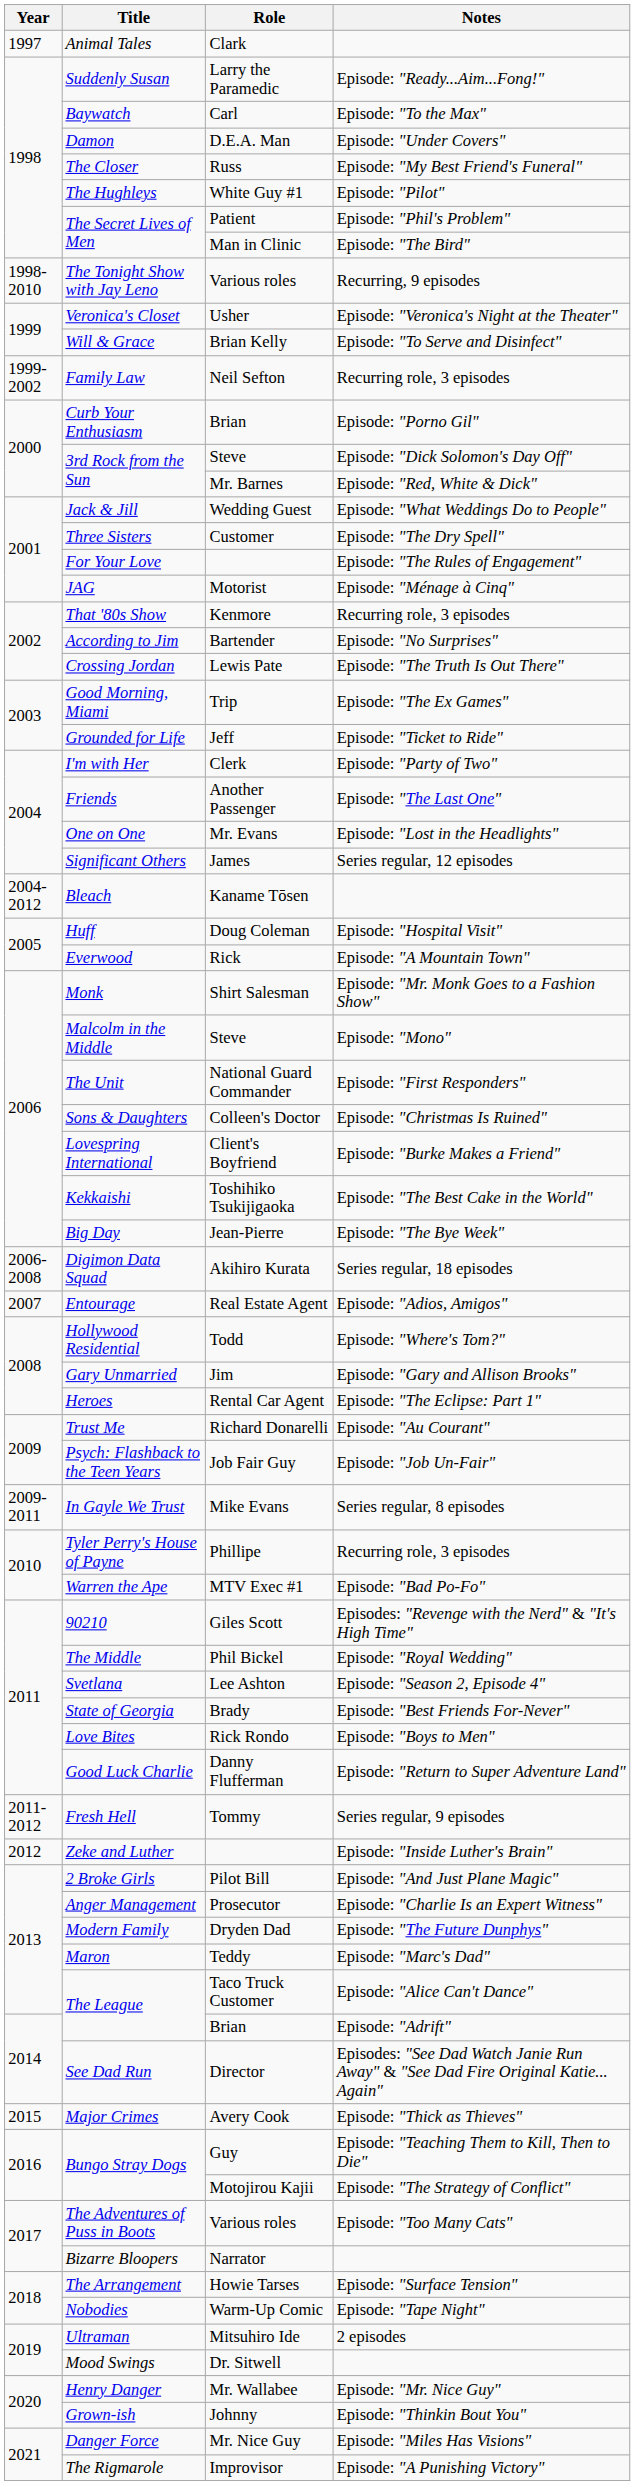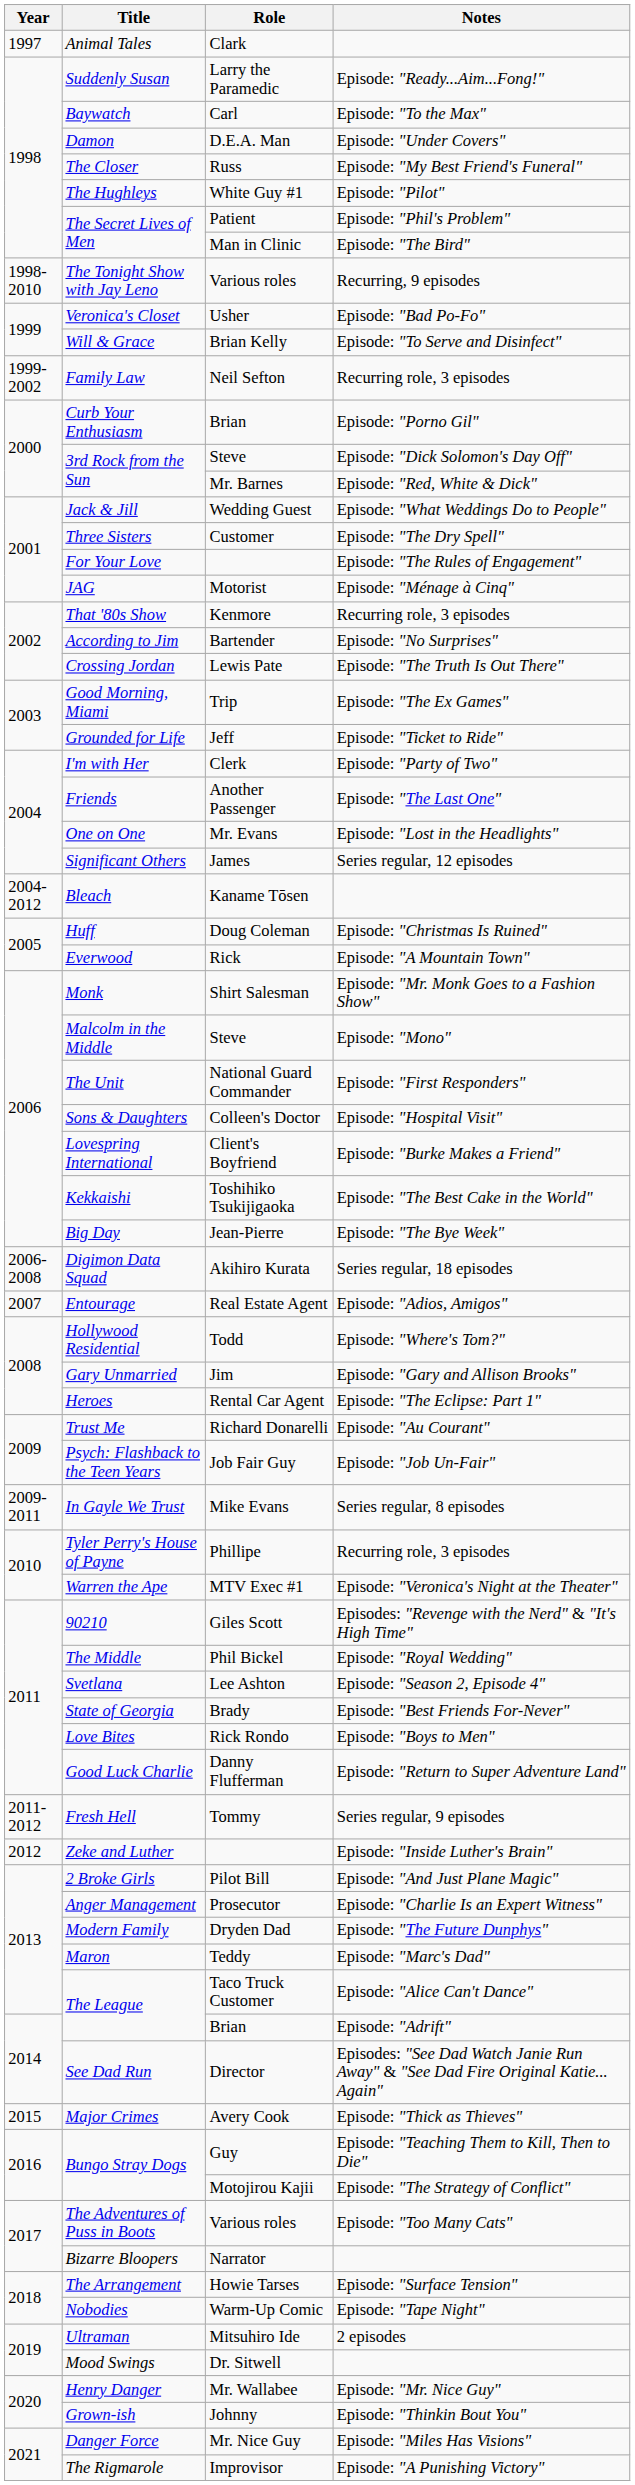(477, 316) Episode: "Veronica's Night at the Theater" -> (411, 316) Episode: "Bad Po-Fo"
(420, 931) Episode: "Hospital Visit" -> (442, 931) Episode: "Christmas Is Ruined"
(442, 1117) Episode: "Christmas Is Ruined" -> (420, 1117) Episode: "Hospital Visit"
(411, 1587) Episode: "Bad Po-Fo" -> (477, 1587) Episode: "Veronica's Night at the Theater"
